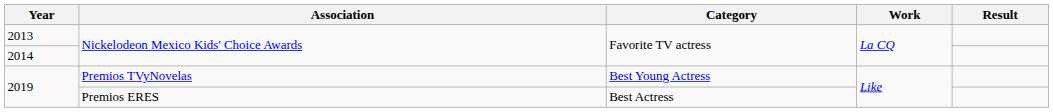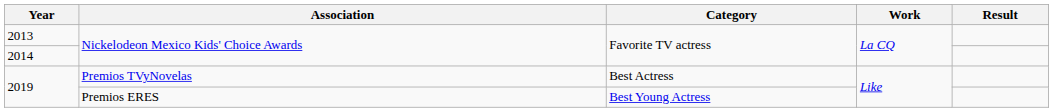(660, 76) Best Young Actress -> (641, 76) Best Actress
(641, 96) Best Actress -> (660, 96) Best Young Actress
